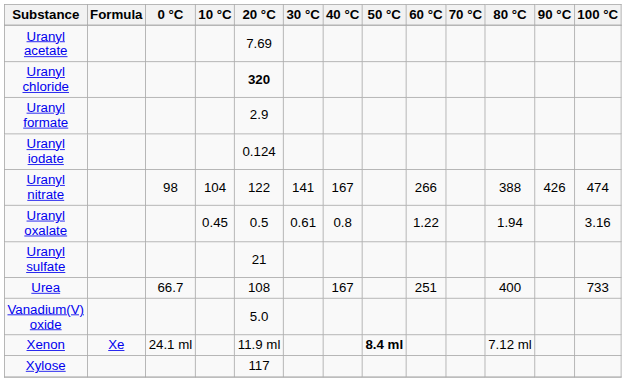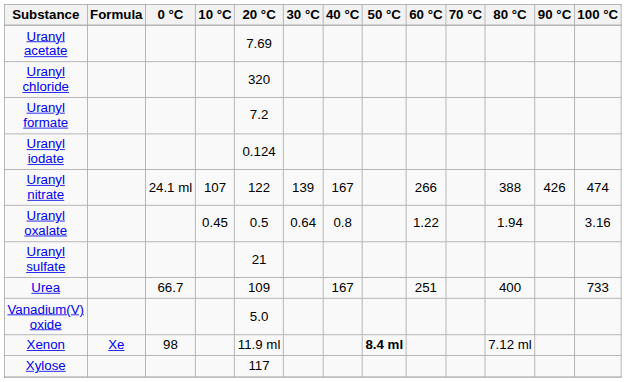(259, 79) bold -> (259, 79) normal
(259, 115) 2.9 -> (259, 115) 7.2
(170, 187) 98 -> (170, 187) 24.1 ml
(215, 187) 104 -> (215, 187) 107
(303, 187) 141 -> (303, 187) 139
(303, 223) 0.61 -> (303, 223) 0.64
(259, 288) 108 -> (259, 288) 109
(170, 345) 24.1 ml -> (170, 345) 98
